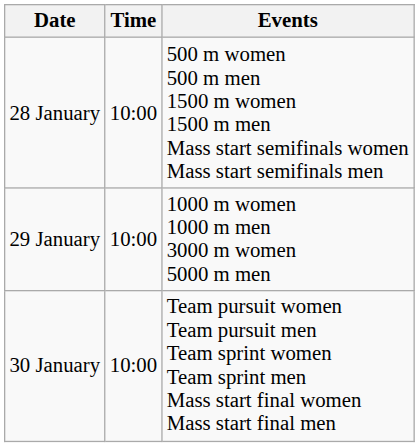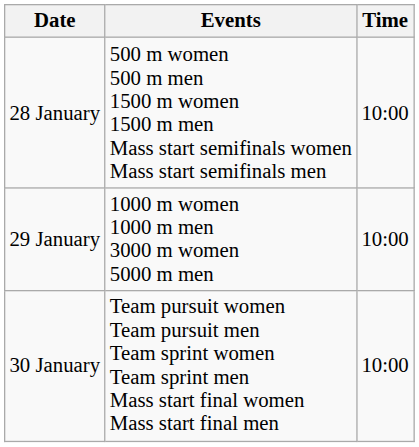columns swapped: (133, 20) <-> (288, 20)
